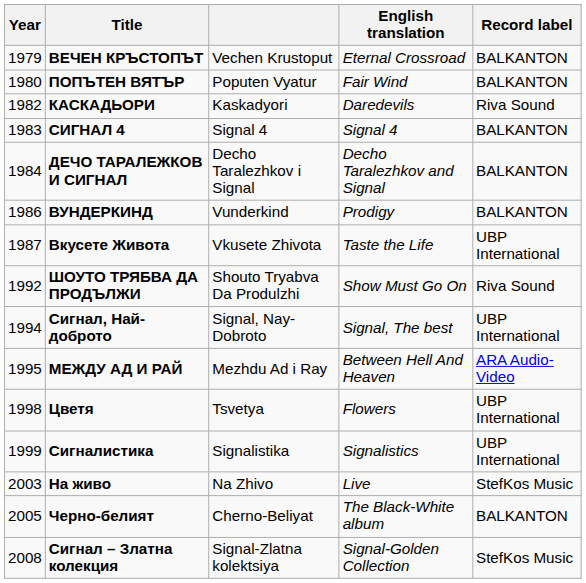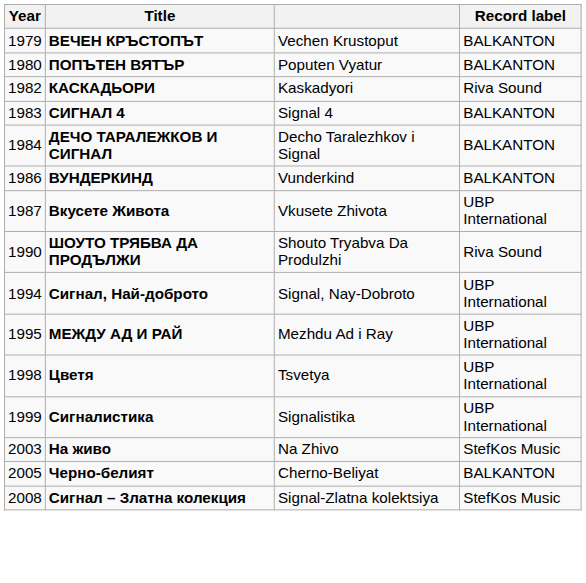- column: (406, 25)
(25, 286) 1992 -> (25, 252) 1990
(515, 368) ARA Audio-Video -> (505, 334) UBP International
